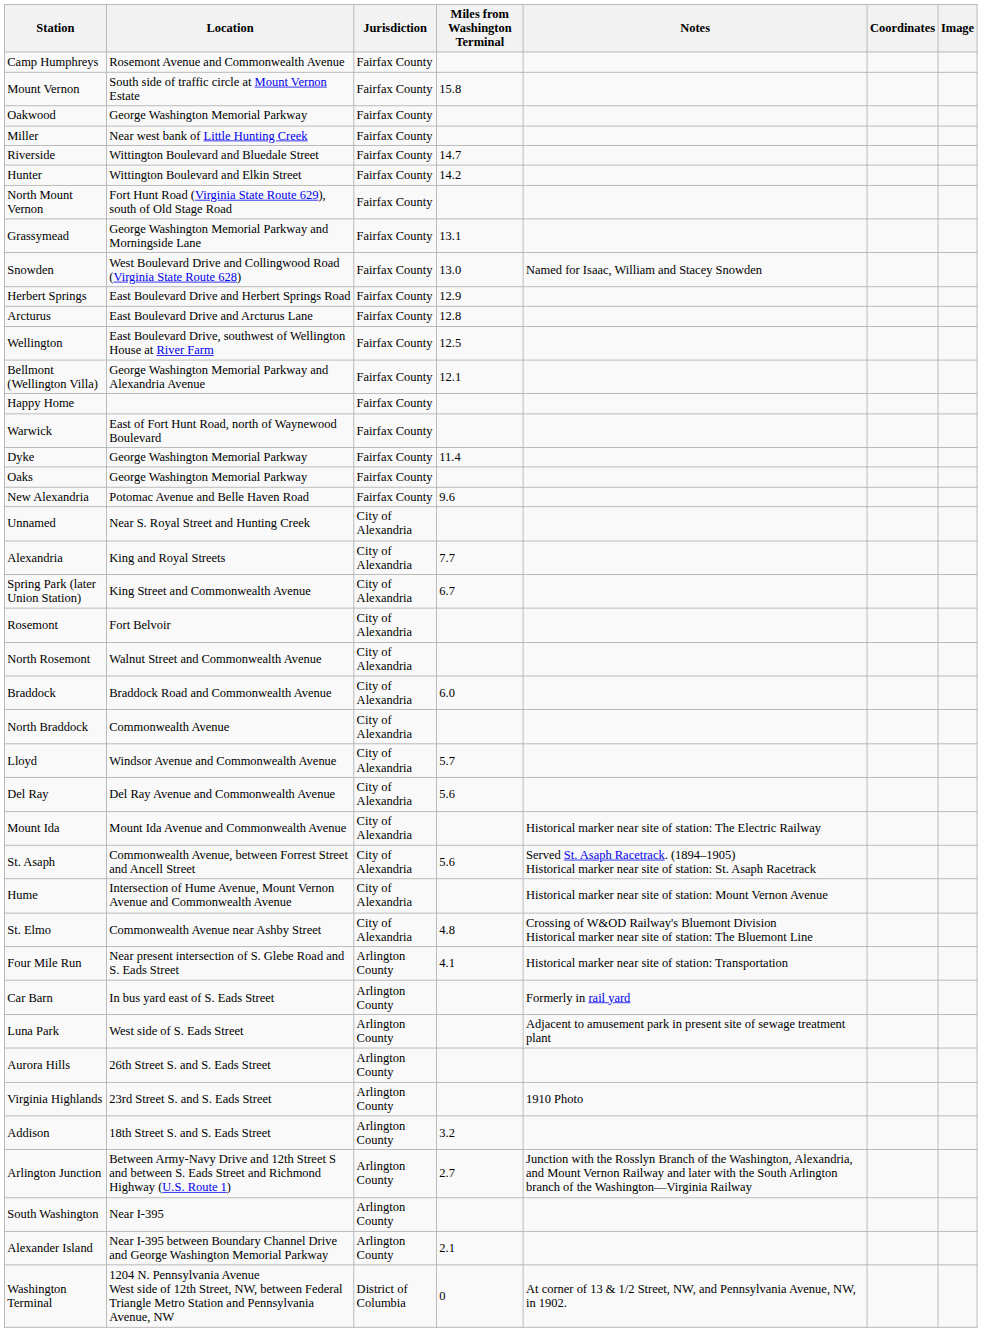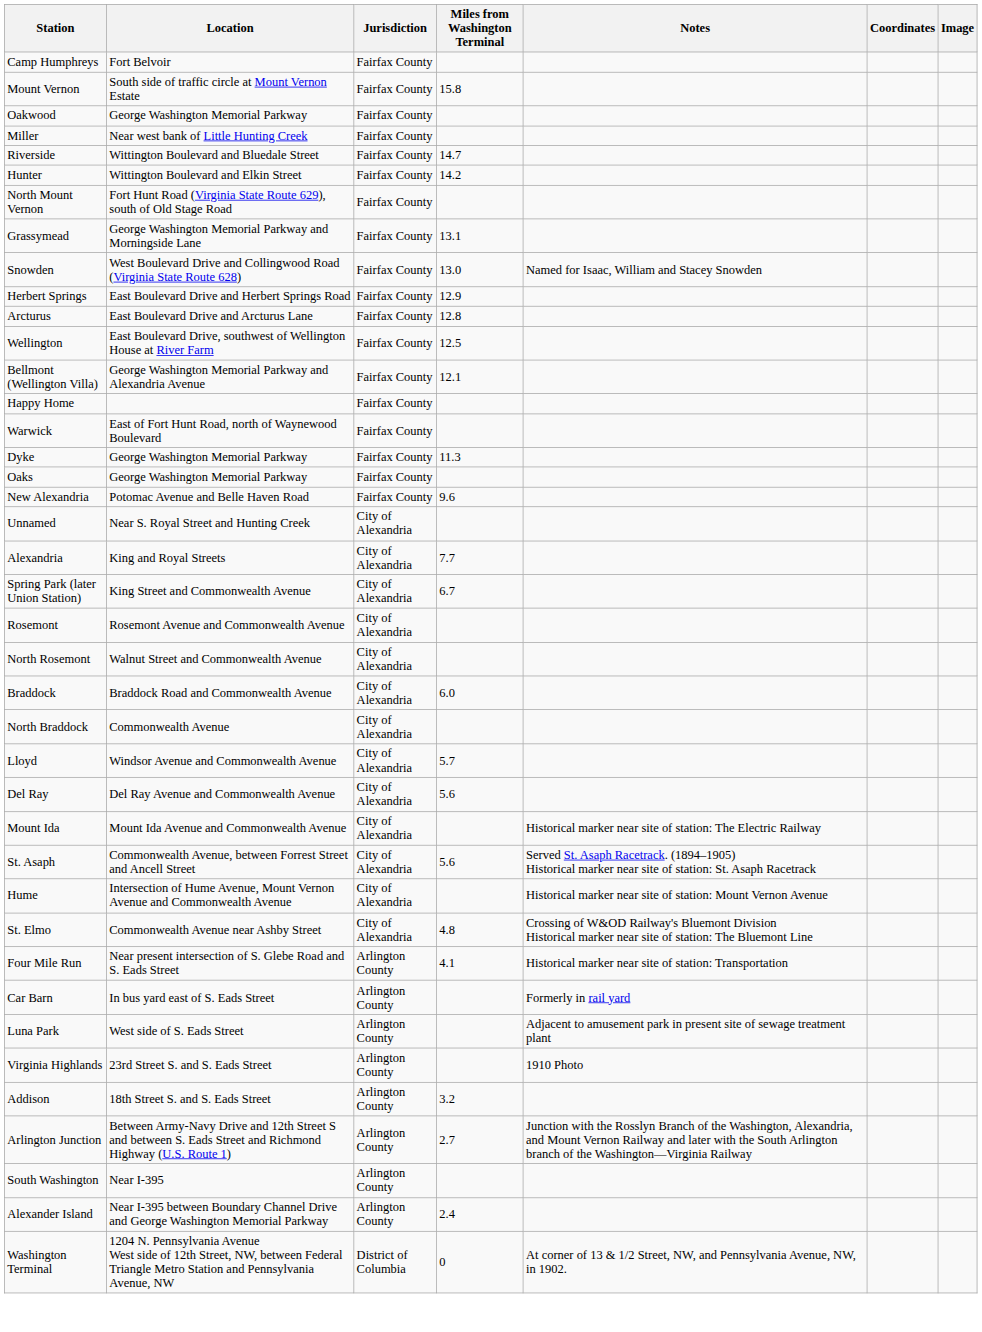(227, 62) Rosemont Avenue and Commonwealth Avenue -> (140, 62) Fort Belvoir
(450, 457) 11.4 -> (450, 457) 11.3
(140, 625) Fort Belvoir -> (227, 625) Rosemont Avenue and Commonwealth Avenue
- row: (39, 1065)
(447, 1248) 2.1 -> (447, 1214) 2.4
